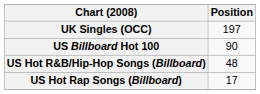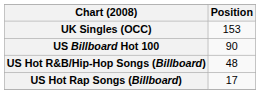(232, 30) 197 -> (232, 30) 153
